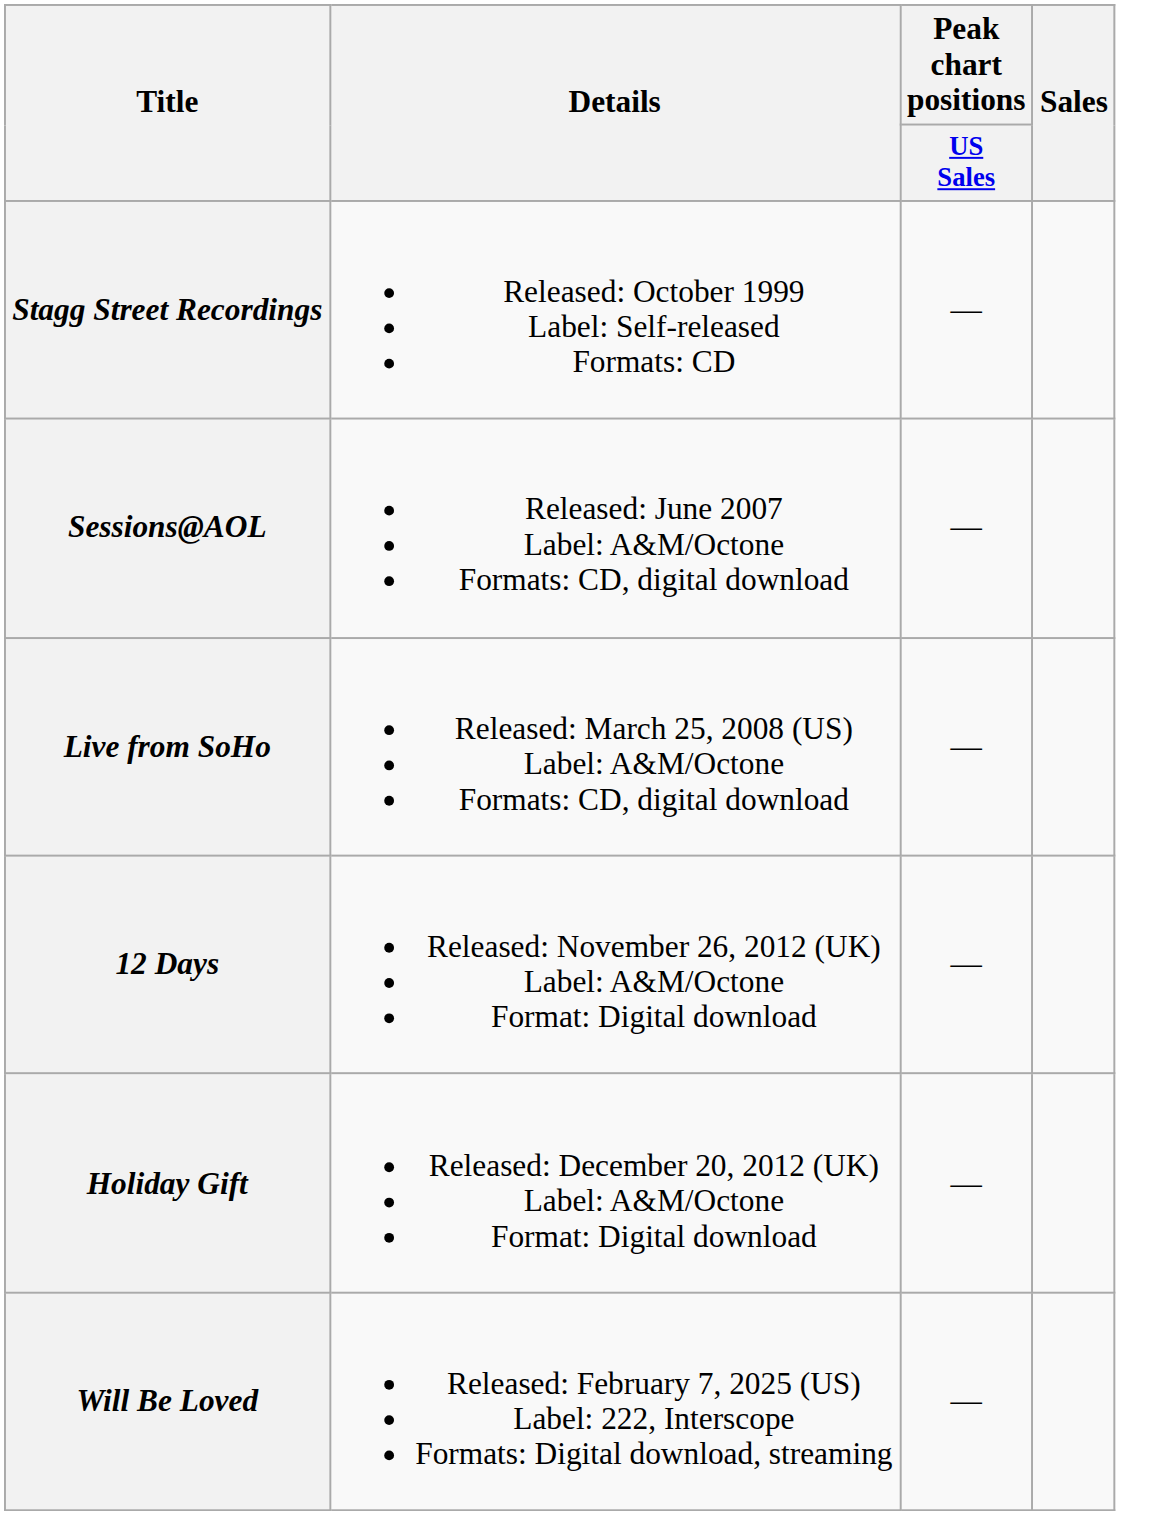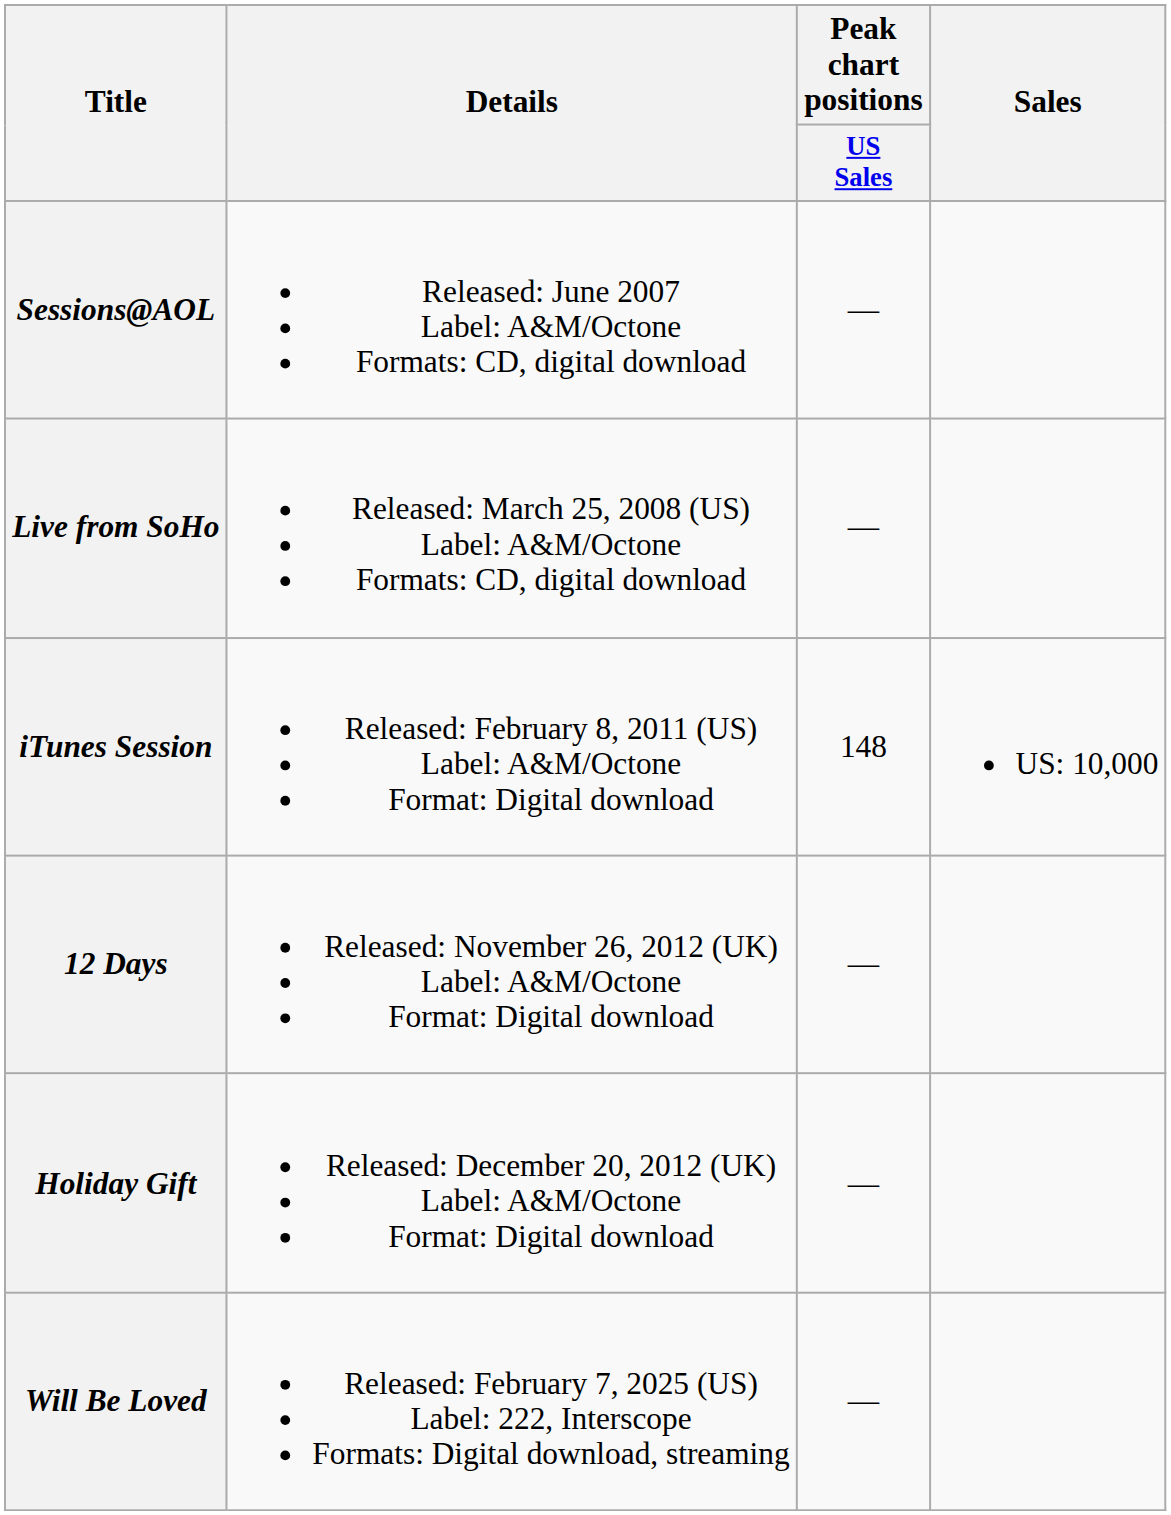- row: (167, 309)
+ row: (116, 745)
